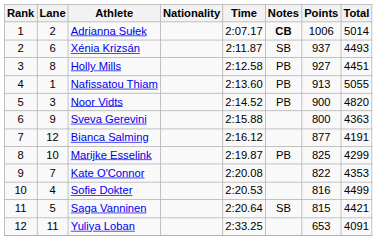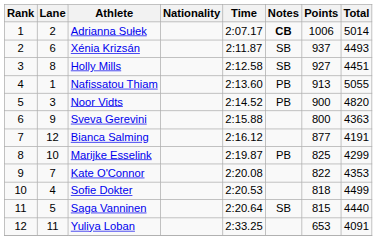(283, 66) PB -> (283, 66) SB
(321, 191) 816 -> (321, 191) 818
(356, 208) 4421 -> (356, 208) 4440
